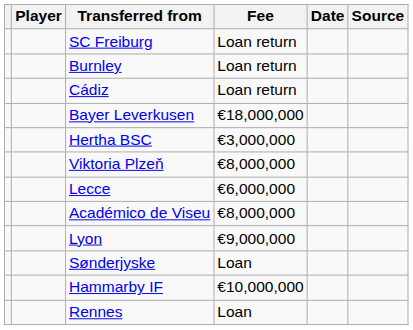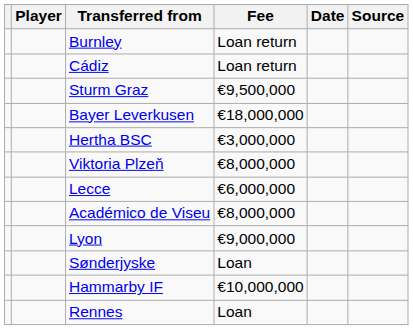- row: (111, 41)
+ row: (109, 90)
